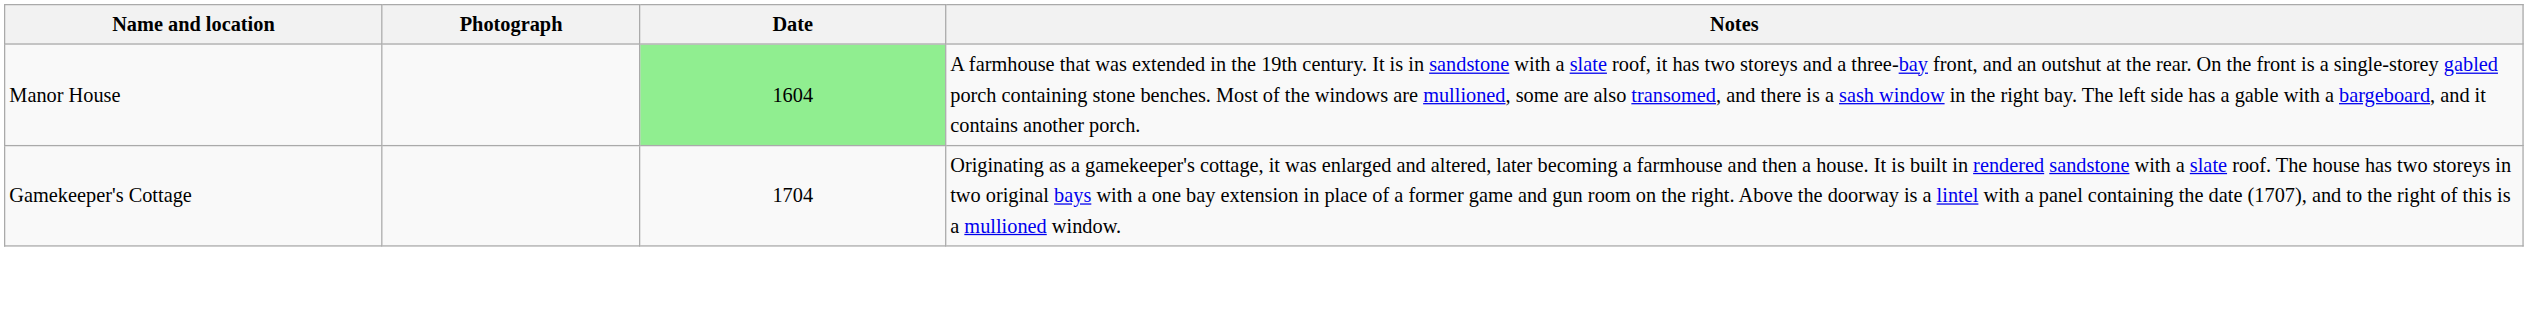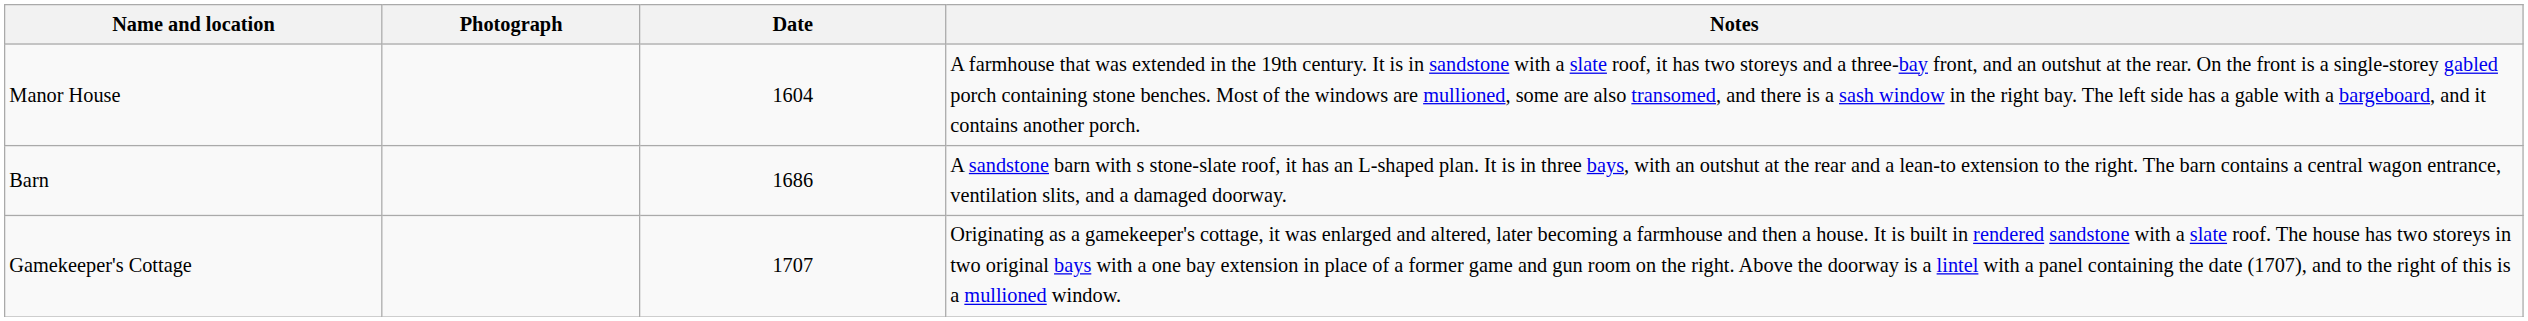(793, 94) lightgreen background -> (793, 94) no background
+ row: (29, 180)
(793, 195) 1704 -> (793, 265) 1707
